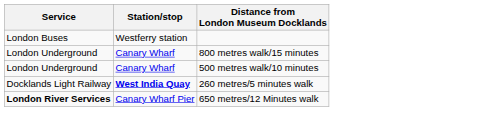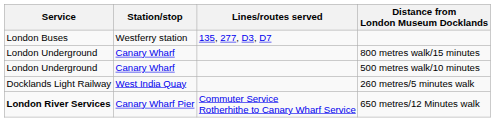+ column: (277, 17)
(153, 83) bold -> (151, 83) normal
